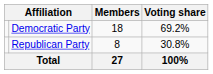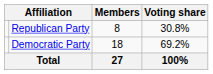rows swapped: (51, 28) <-> (50, 45)
